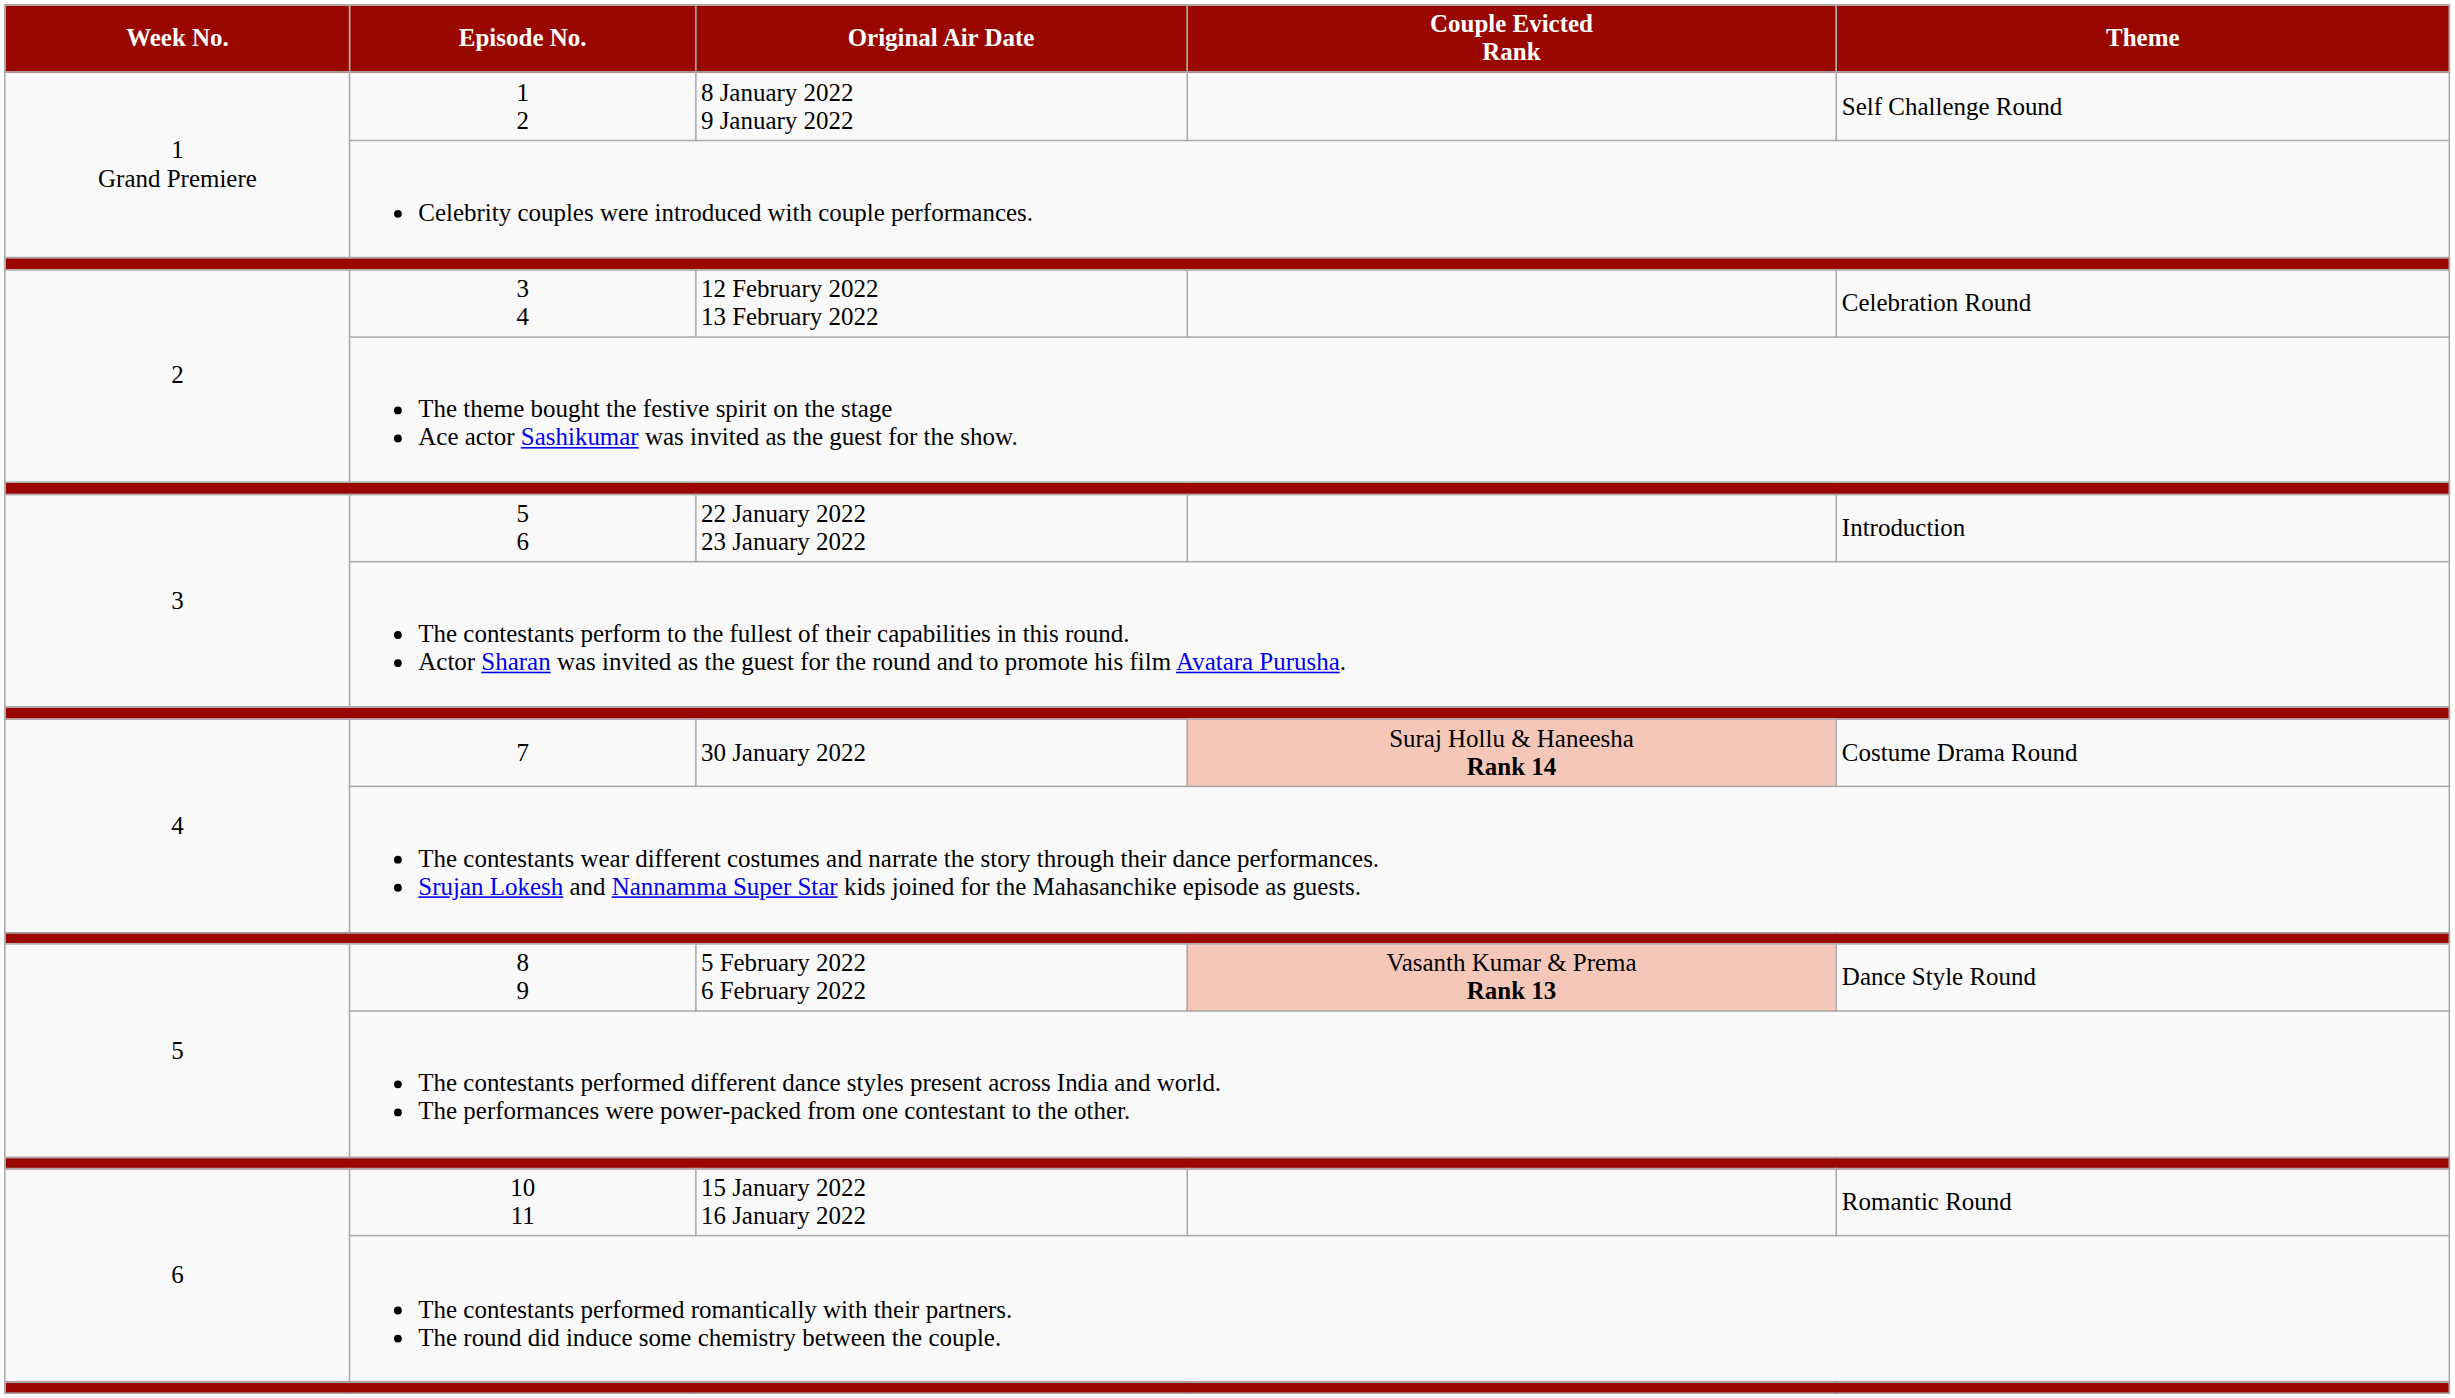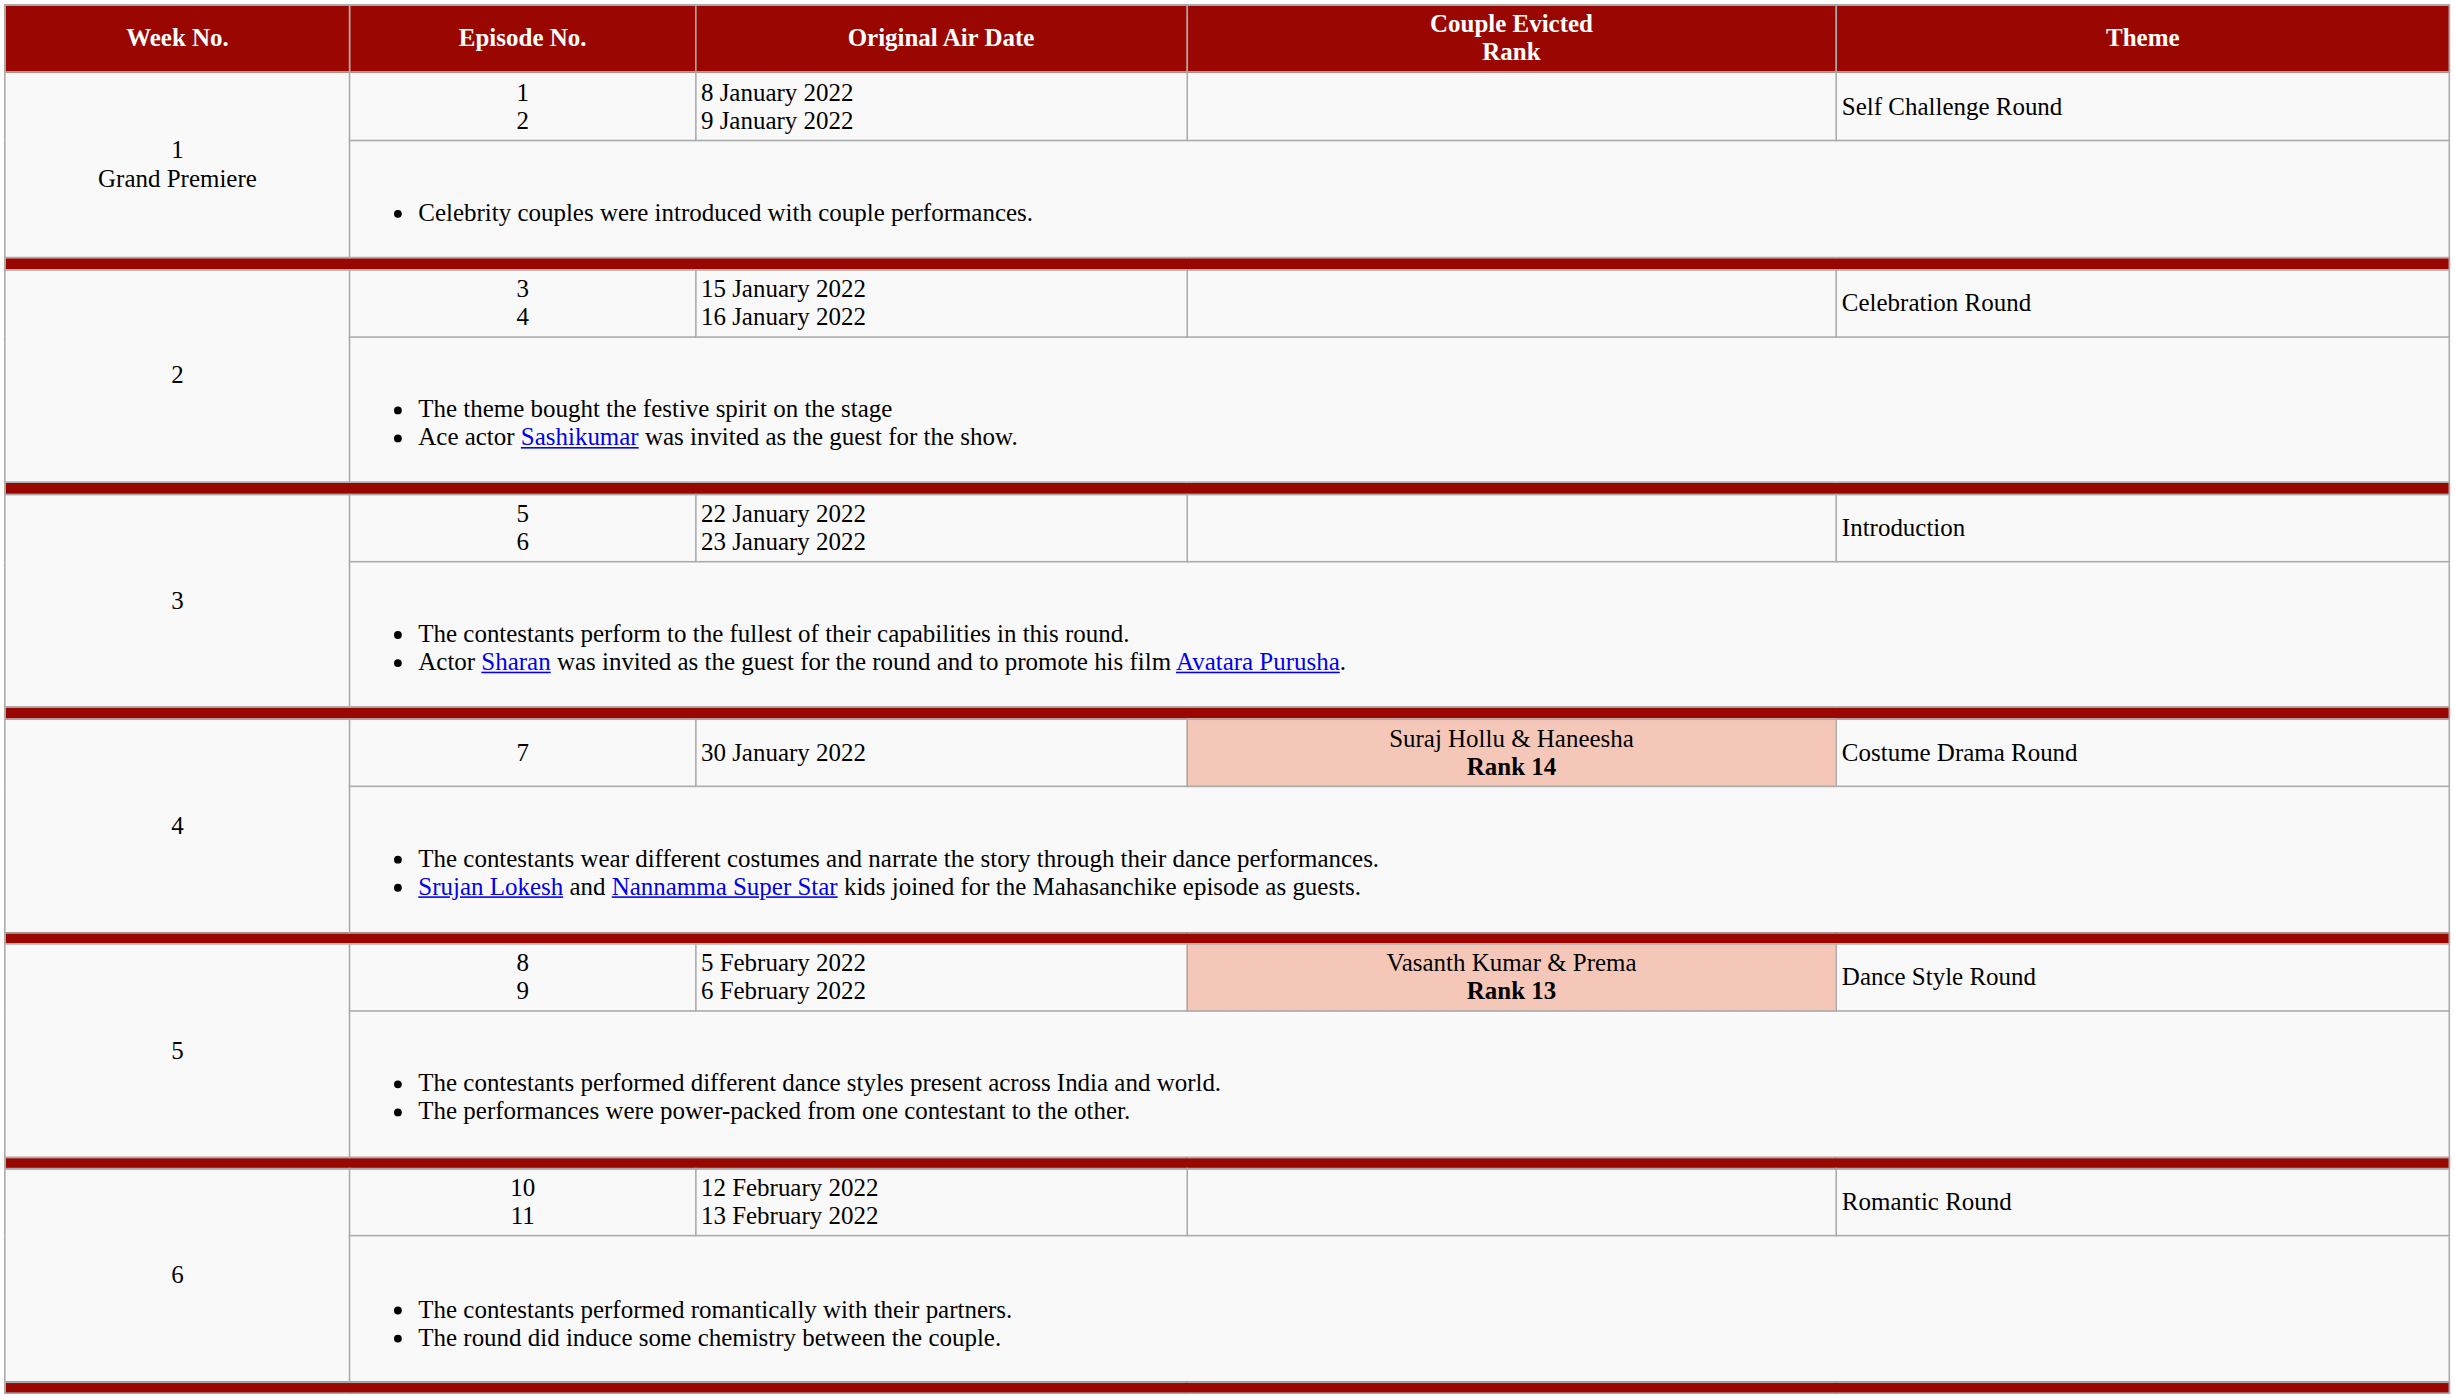(790, 302) 12 February 2022 13 February 2022 -> (783, 302) 15 January 2022 16 January 2022
(783, 1202) 15 January 2022 16 January 2022 -> (790, 1202) 12 February 2022 13 February 2022
